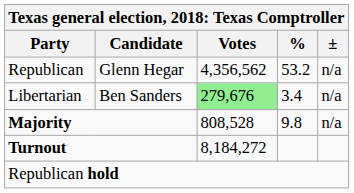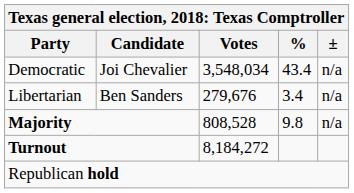- row: (46, 69)
+ row: (47, 69)
(227, 95) lightgreen background -> (230, 95) no background
